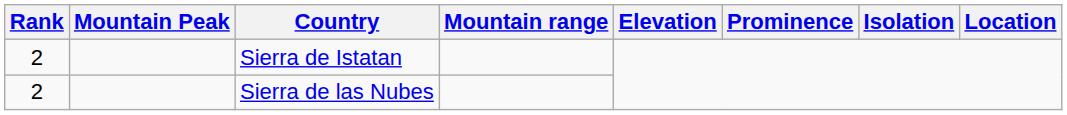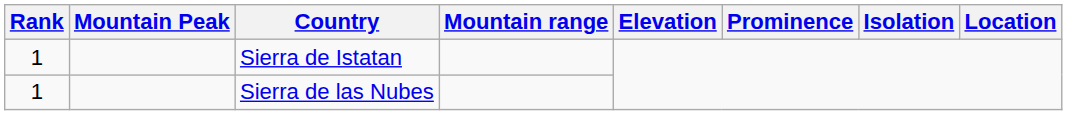(37, 57) 2 -> (37, 57) 1
(37, 92) 2 -> (37, 92) 1
